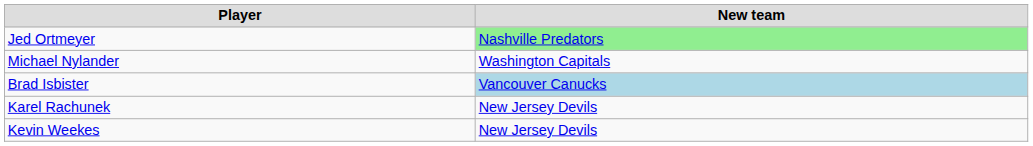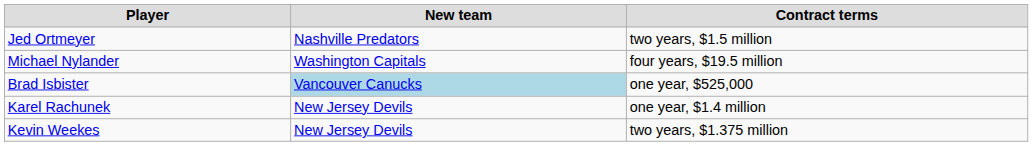+ column: (827, 15)
(541, 38) lightgreen background -> (356, 38) no background
